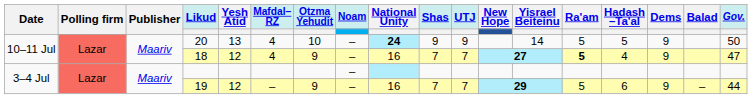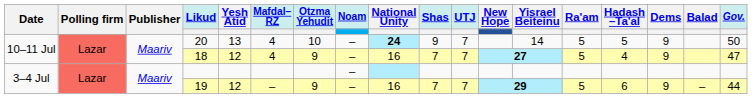(465, 42) 9 -> (465, 42) 7
(582, 57) bold -> (582, 57) normal
